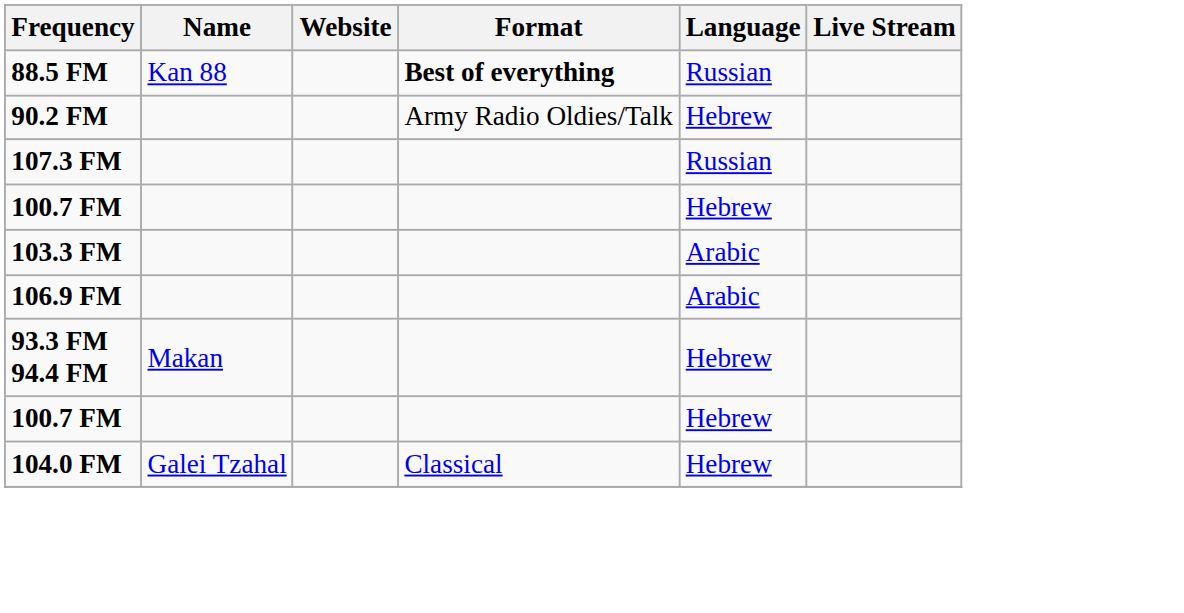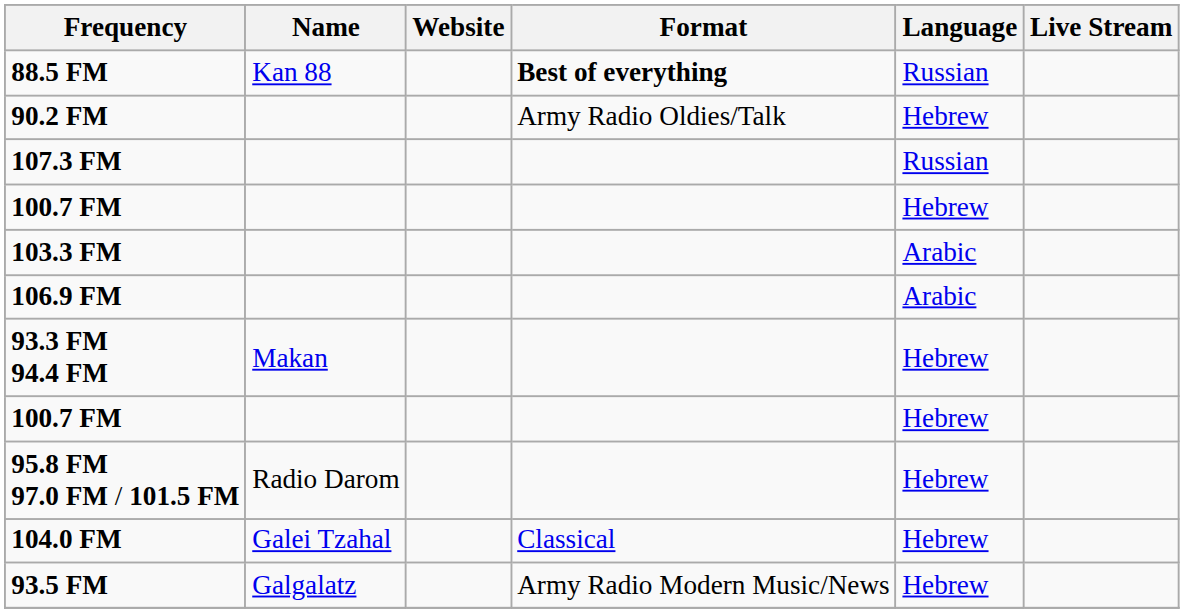+ row: (125, 479)
+ row: (60, 585)
